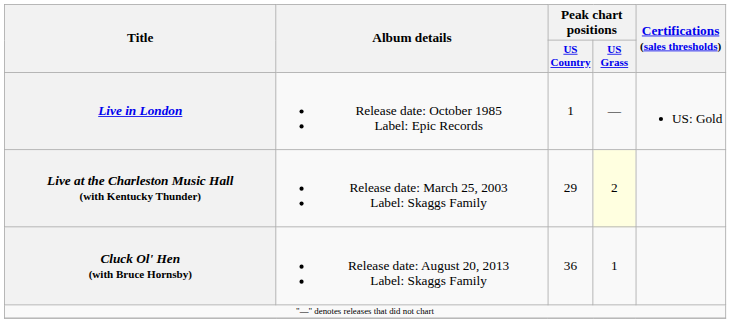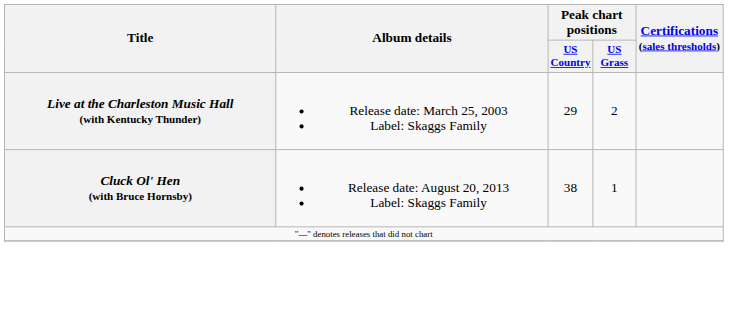- row: (140, 111)
(614, 188) lightyellow background -> (614, 111) no background
(570, 266) 36 -> (570, 188) 38
